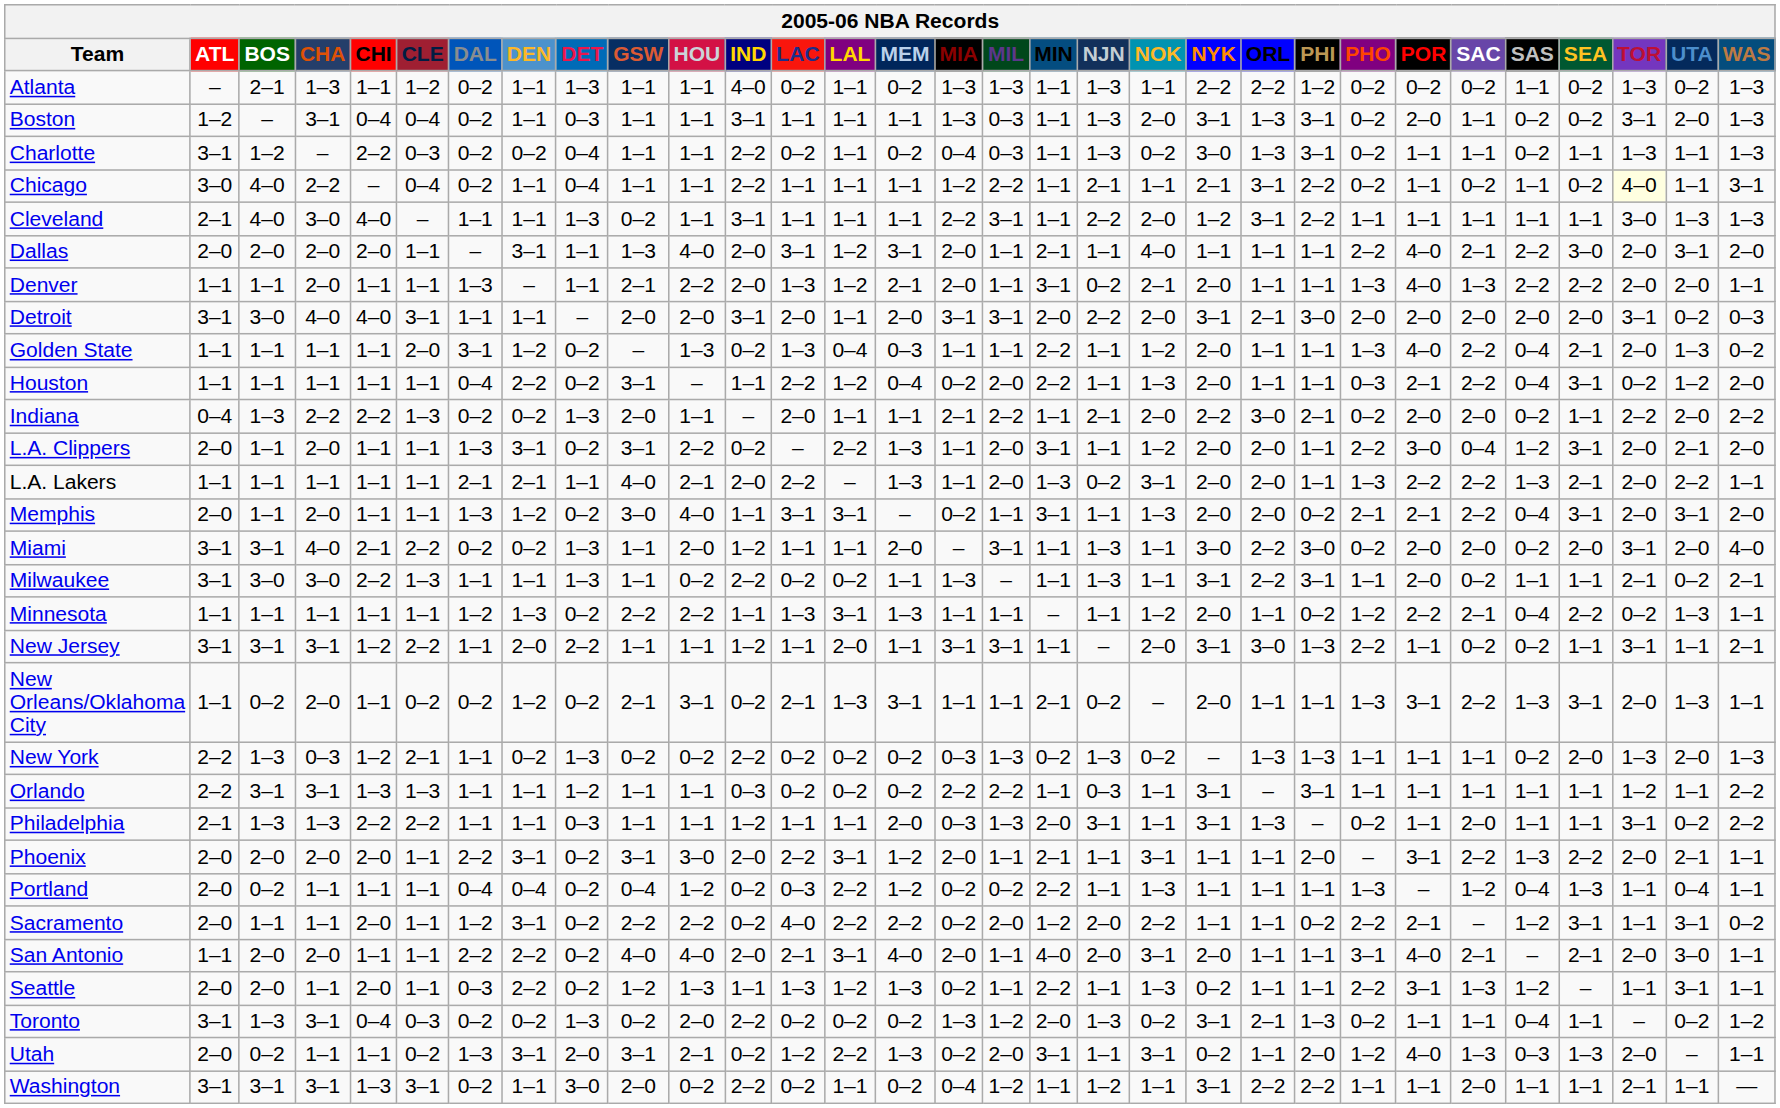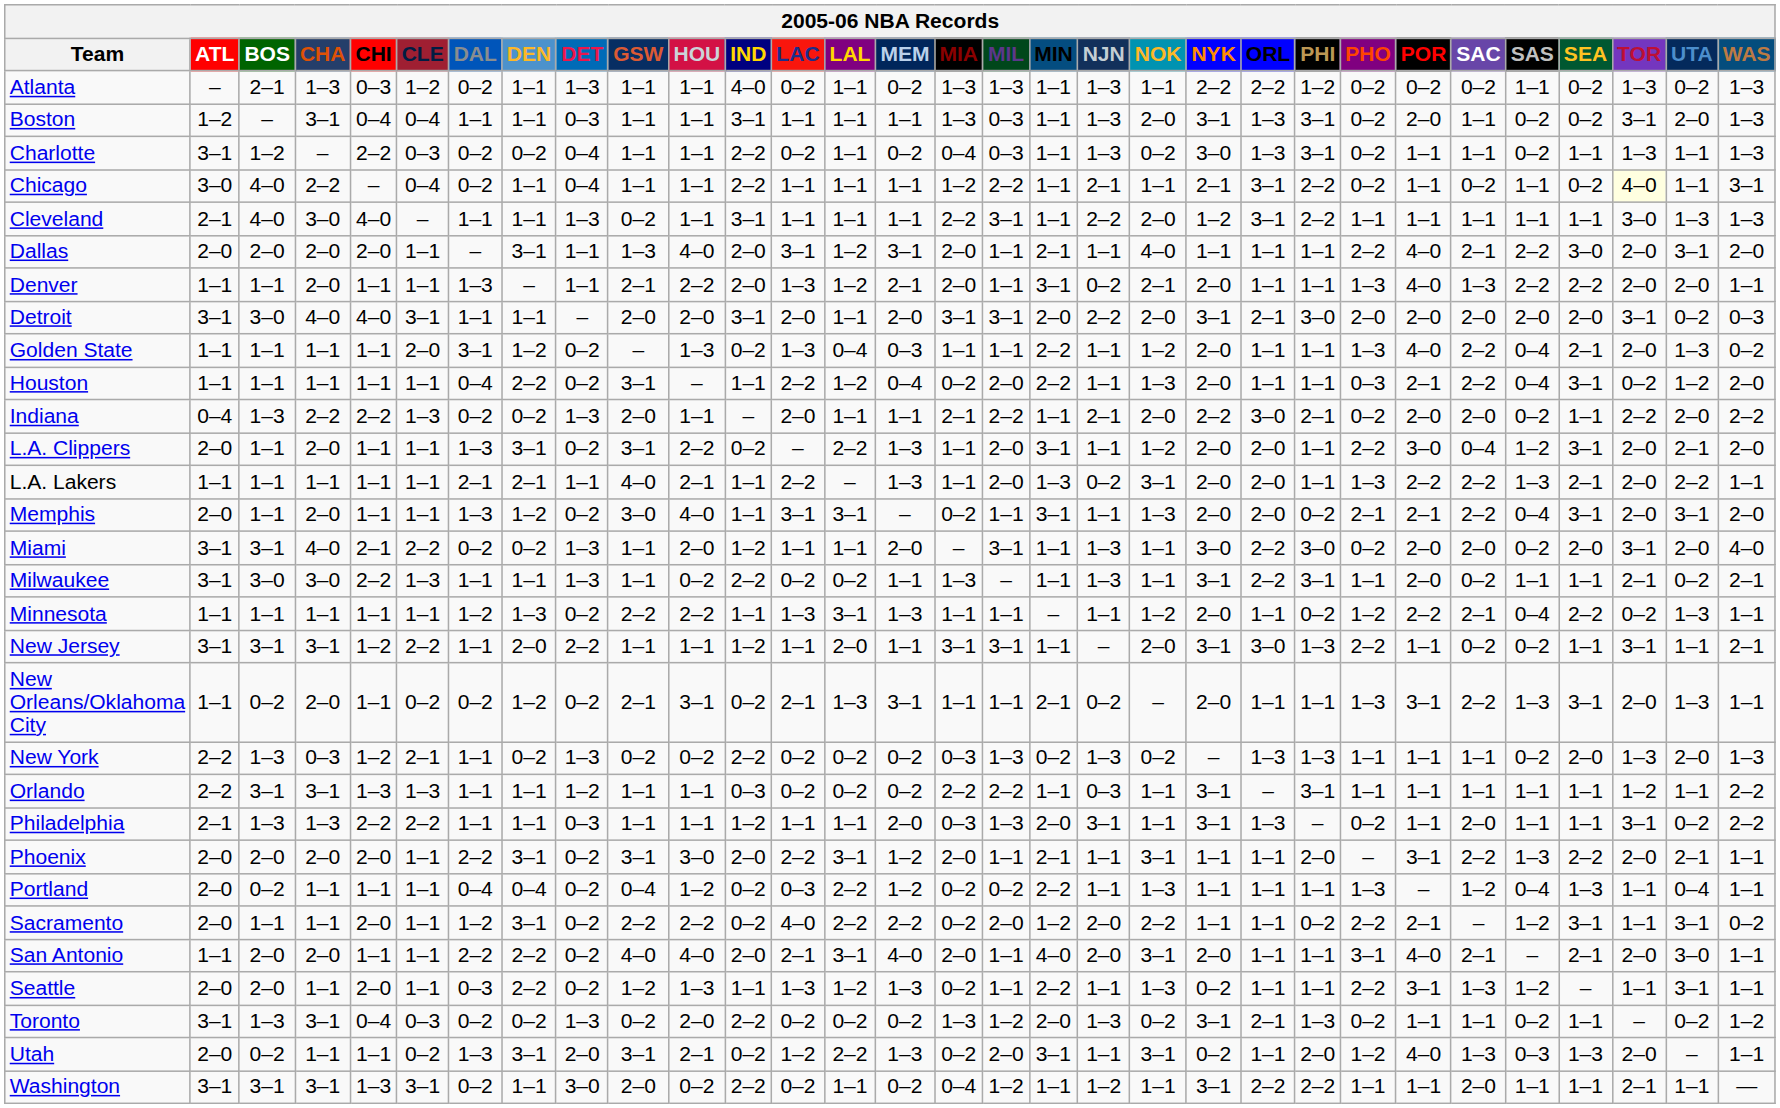(374, 87) 1–1 -> (374, 87) 0–3
(475, 120) 0–2 -> (475, 120) 1–1
(748, 481) 2–0 -> (748, 481) 1–1
(1532, 1021) 0–4 -> (1532, 1021) 0–2
